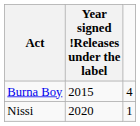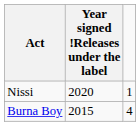rows swapped: (35, 91) <-> (20, 111)
